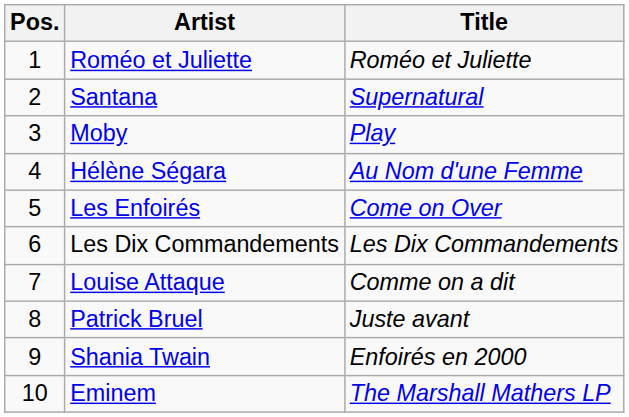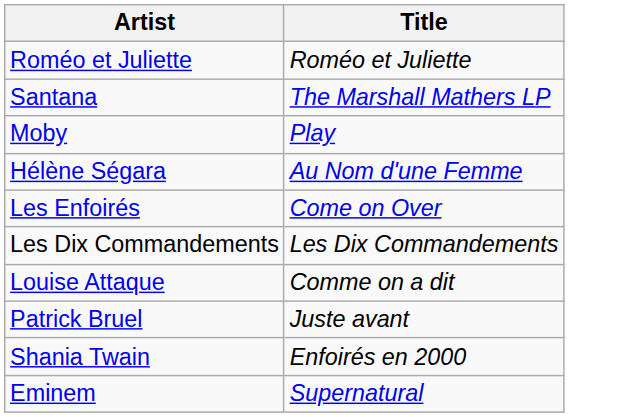- column: (35, 23)
(417, 97) Supernatural -> (420, 97) The Marshall Mathers LP
(480, 393) The Marshall Mathers LP -> (357, 393) Supernatural
